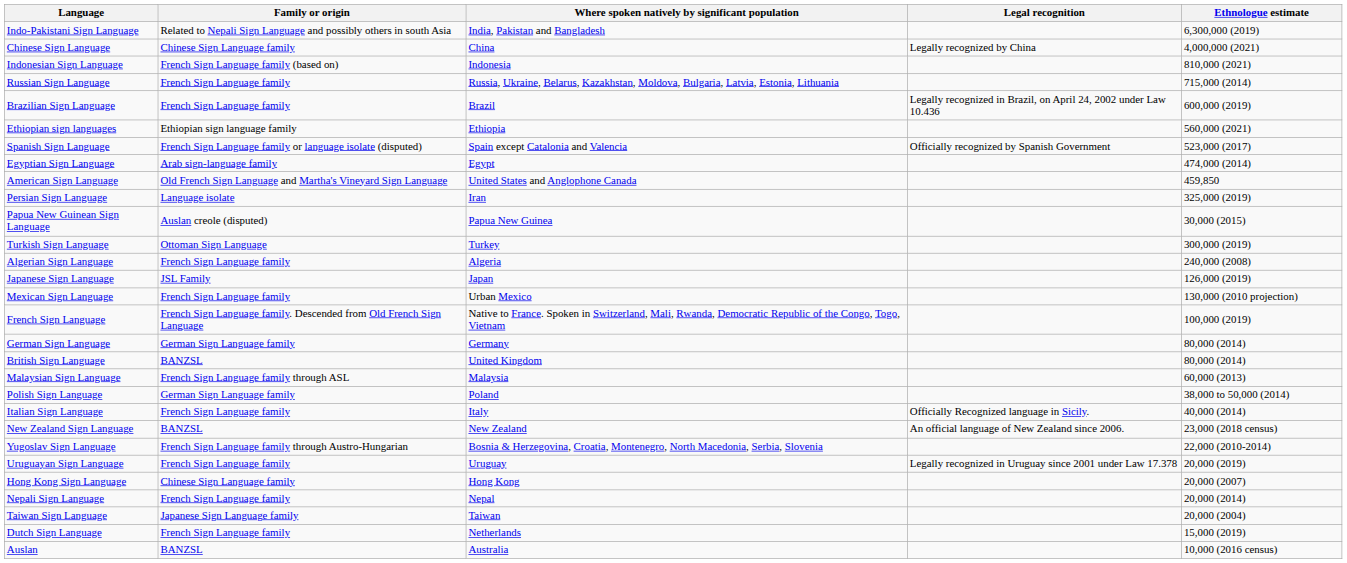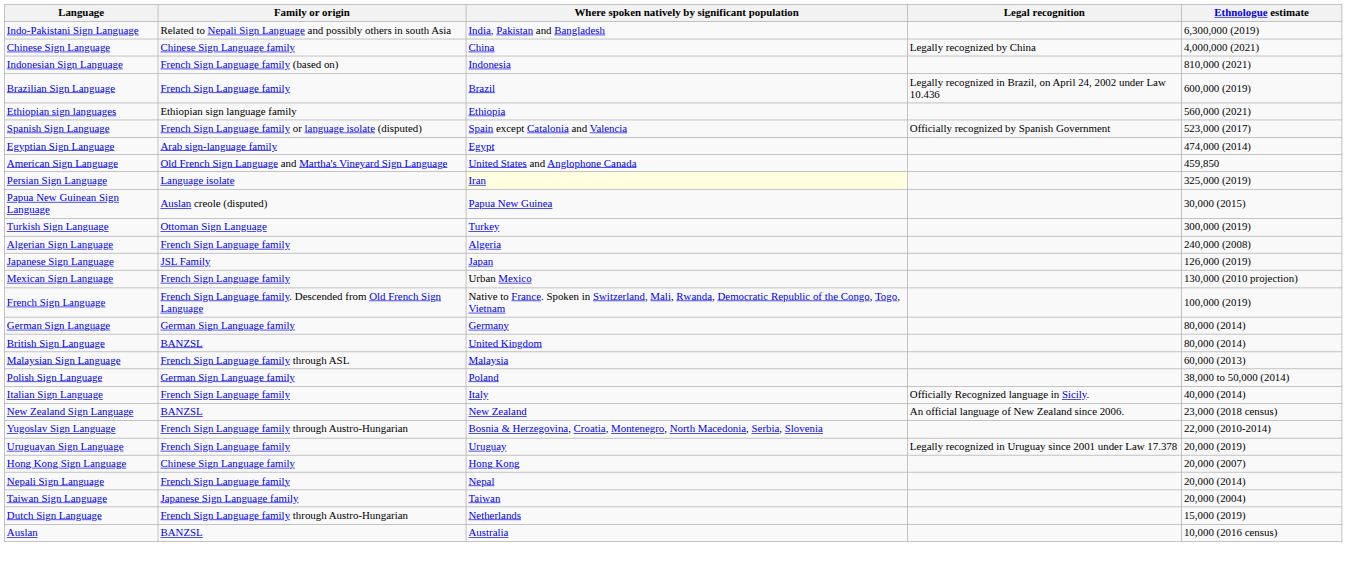- row: (58, 82)
(477, 197) no background -> (477, 180) lightyellow background
(225, 532) French Sign Language family -> (284, 515) French Sign Language family through Austro-Hungarian
